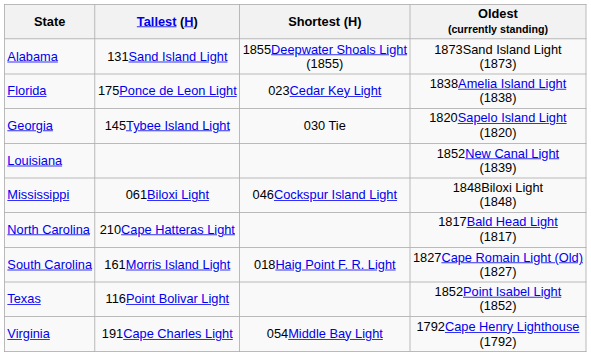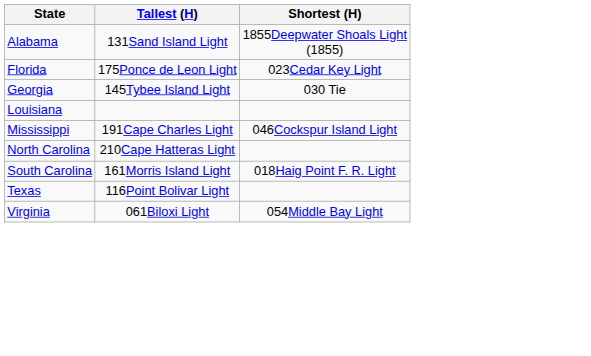- column: (498, 21)
(167, 195) 061Biloxi Light -> (167, 130) 191Cape Charles Light
(167, 334) 191Cape Charles Light -> (167, 211) 061Biloxi Light
